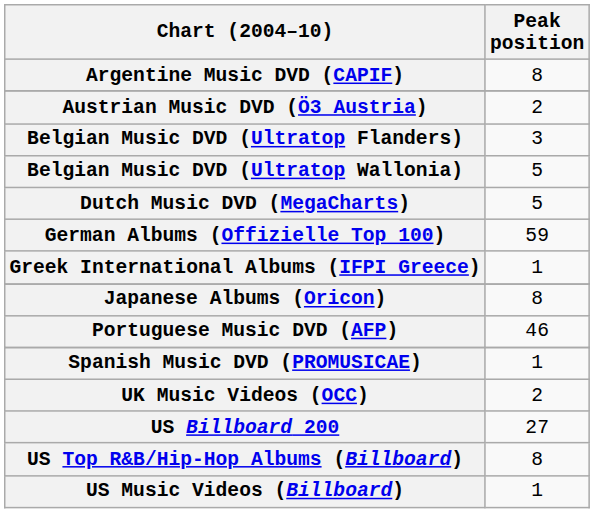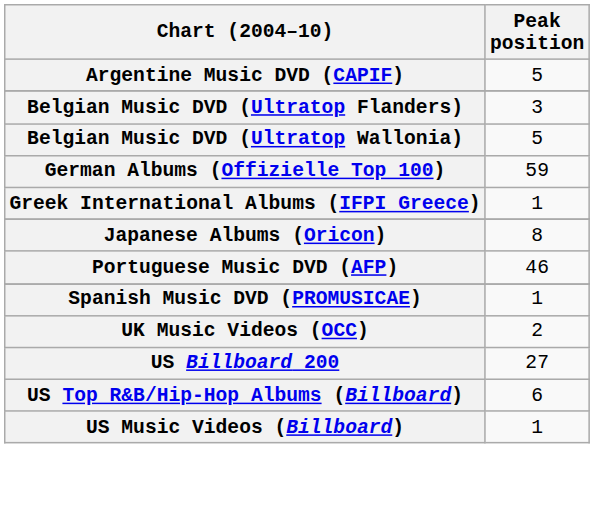(537, 75) 8 -> (537, 75) 5
- row: (245, 107)
- row: (245, 203)
(537, 459) 8 -> (537, 395) 6
